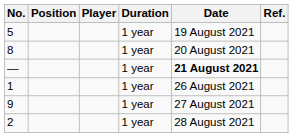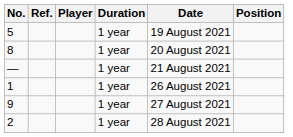columns swapped: (54, 13) <-> (275, 13)
(216, 68) bold -> (191, 68) normal
